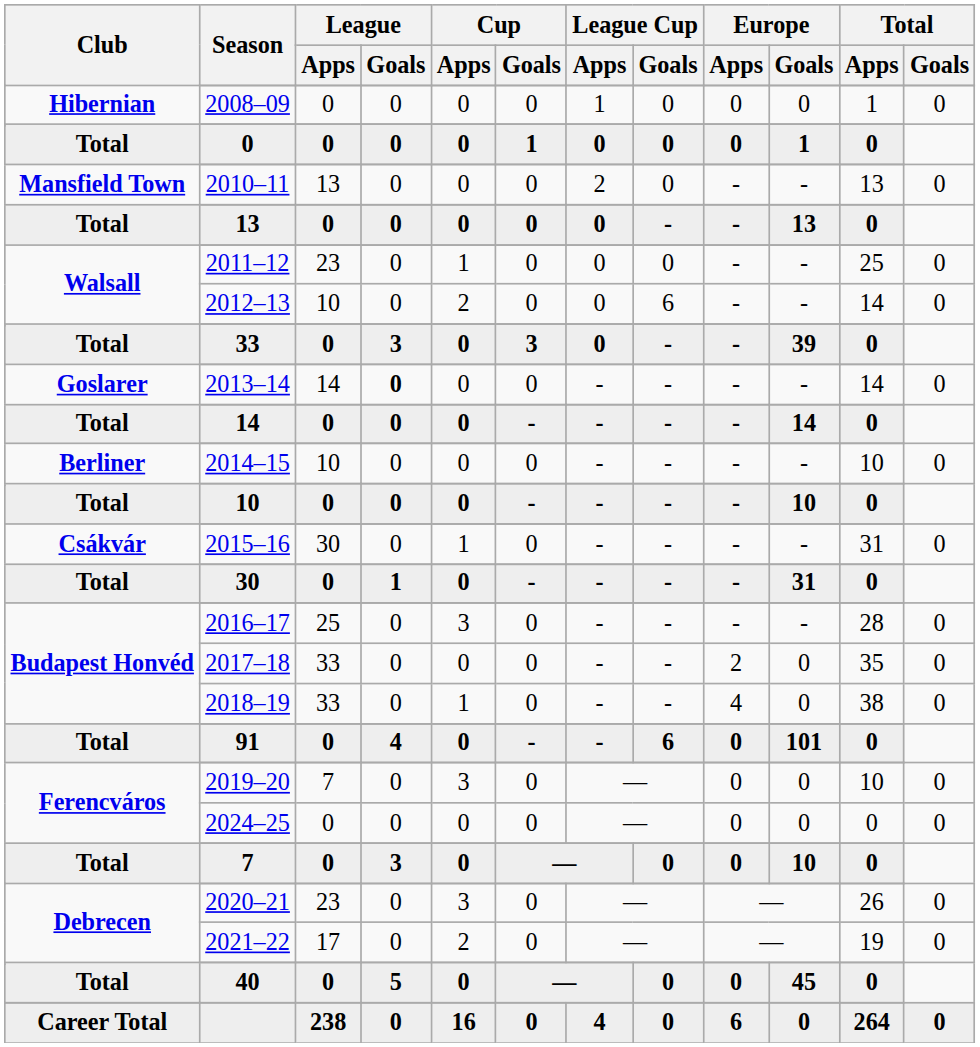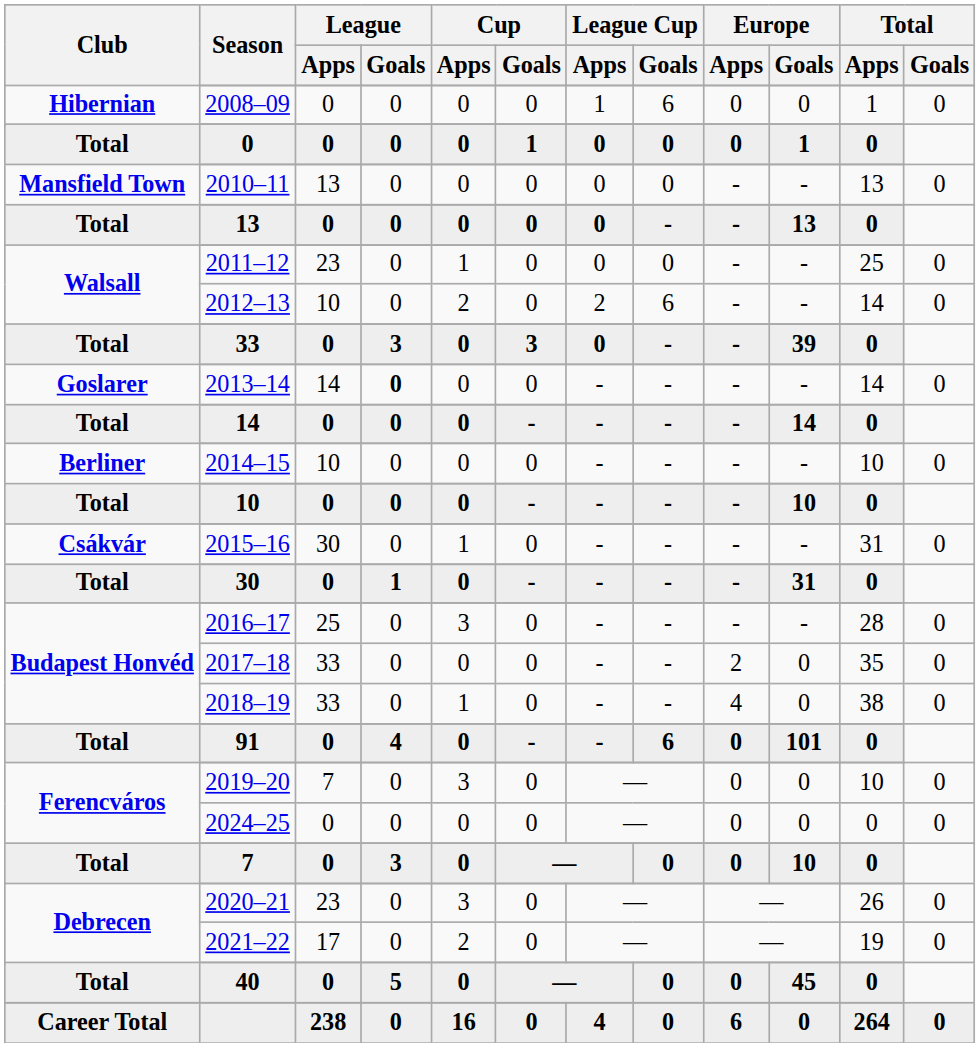(668, 104) 0 -> (668, 104) 6
(600, 184) 2 -> (600, 184) 0
(600, 304) 0 -> (600, 304) 2
